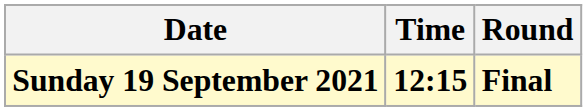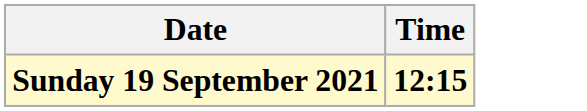- column: (528, 29)
